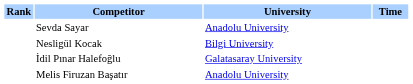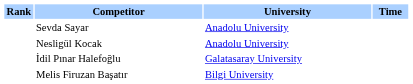(239, 43) Bilgi University -> (247, 43) Anadolu University
(247, 75) Anadolu University -> (239, 75) Bilgi University
